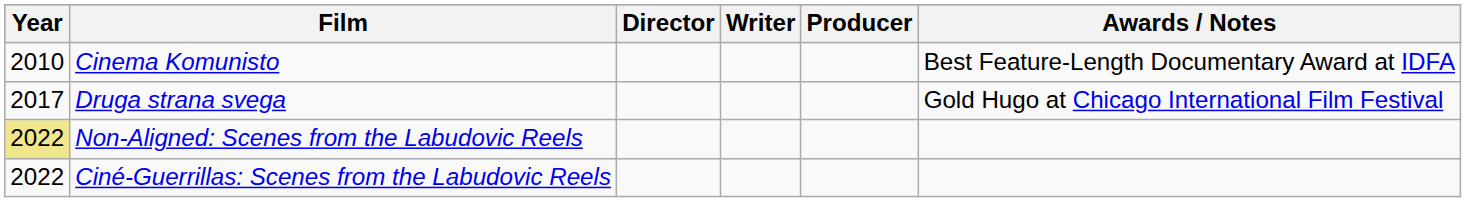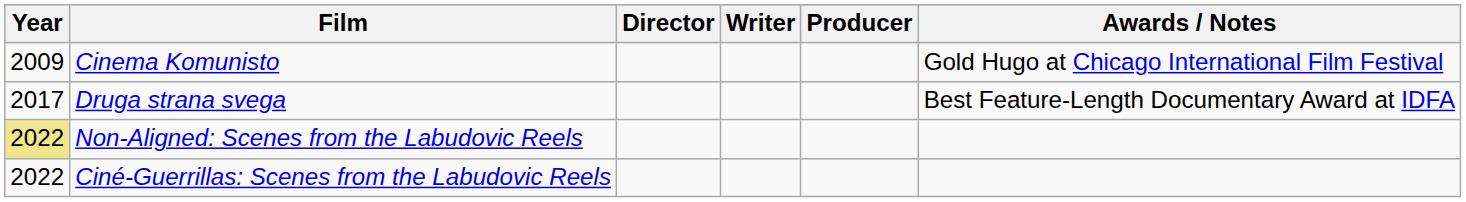(37, 61) 2010 -> (37, 61) 2009
(1189, 61) Best Feature-Length Documentary Award at IDFA -> (1183, 61) Gold Hugo at Chicago International Film Festival
(1183, 100) Gold Hugo at Chicago International Film Festival -> (1189, 100) Best Feature-Length Documentary Award at IDFA
